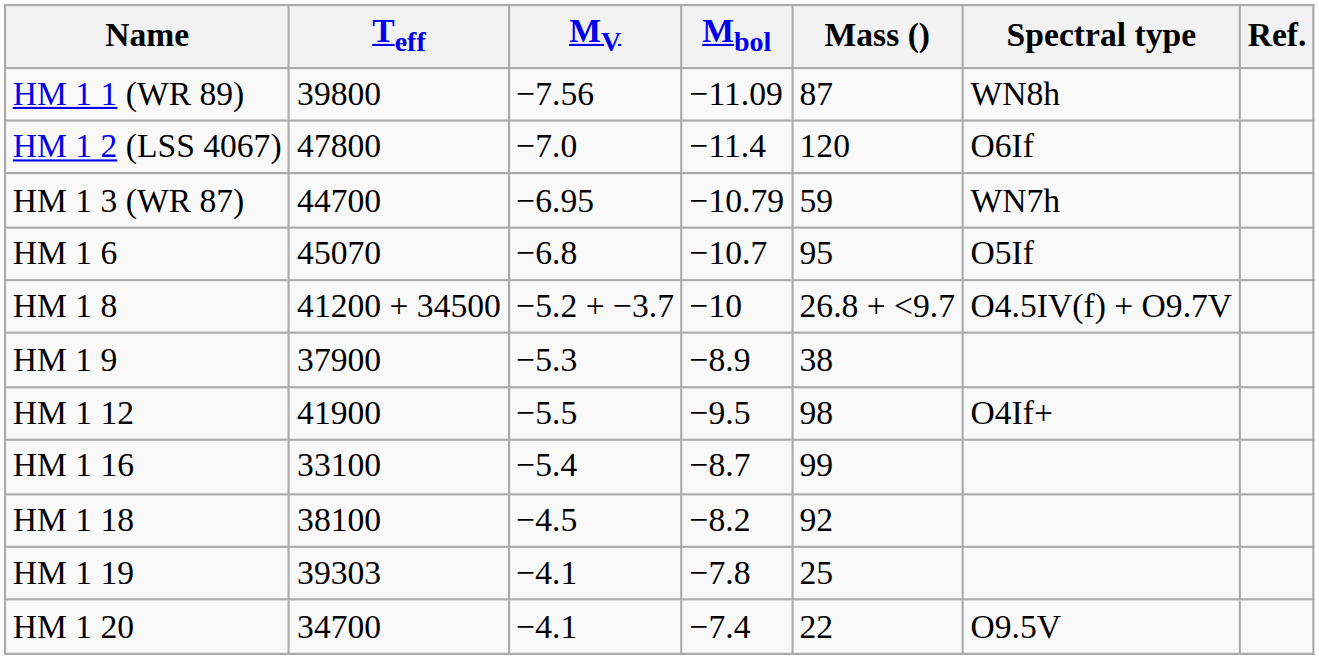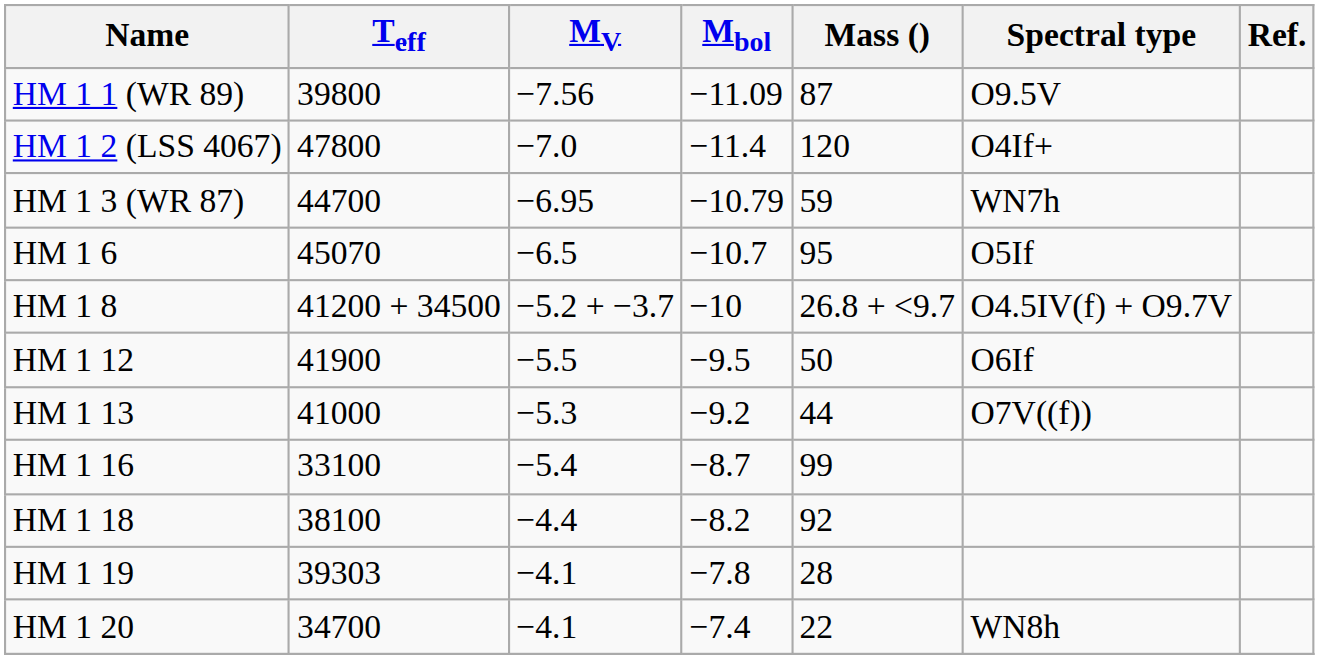(1015, 93) WN8h -> (1016, 93) O9.5V
(1002, 146) O6If -> (1012, 146) O4If+
(547, 253) −6.8 -> (547, 253) −6.5
- row: (65, 359)
(816, 412) 98 -> (816, 359) 50
(1012, 412) O4If+ -> (1002, 359) O6If
+ row: (73, 412)
(547, 519) −4.5 -> (547, 519) −4.4
(816, 572) 25 -> (816, 572) 28
(1016, 626) O9.5V -> (1015, 626) WN8h
